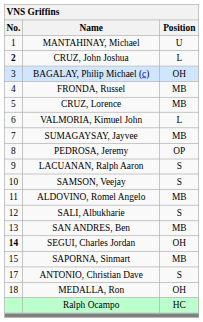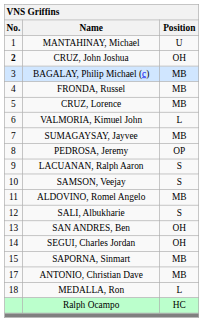(179, 58) L -> (179, 58) OH
(179, 74) OH -> (179, 74) MB
(179, 228) MB -> (179, 228) OH
(13, 244) bold -> (13, 244) normal
(179, 275) S -> (179, 275) MB
(179, 290) OH -> (179, 290) L
